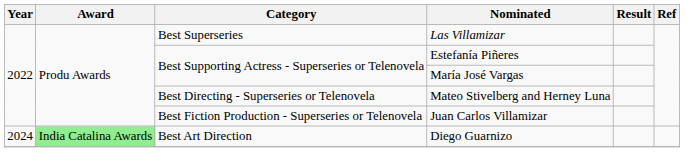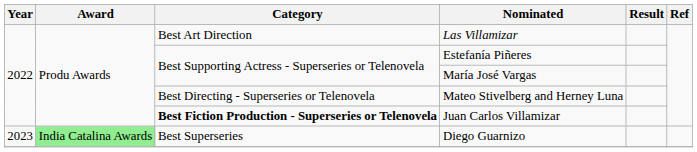(201, 34) Best Superseries -> (205, 34) Best Art Direction
(290, 116) normal -> (298, 116) bold
(20, 136) 2024 -> (20, 136) 2023
(205, 136) Best Art Direction -> (201, 136) Best Superseries
